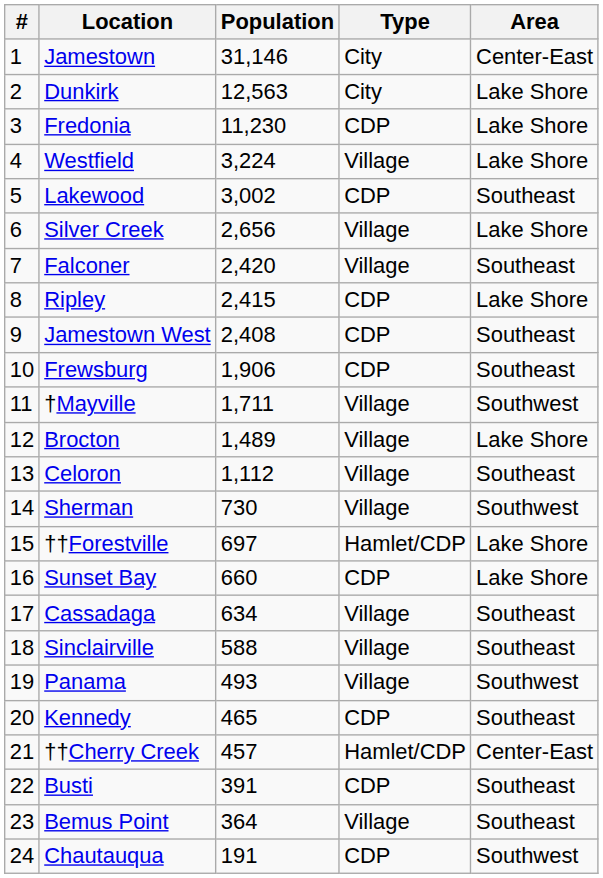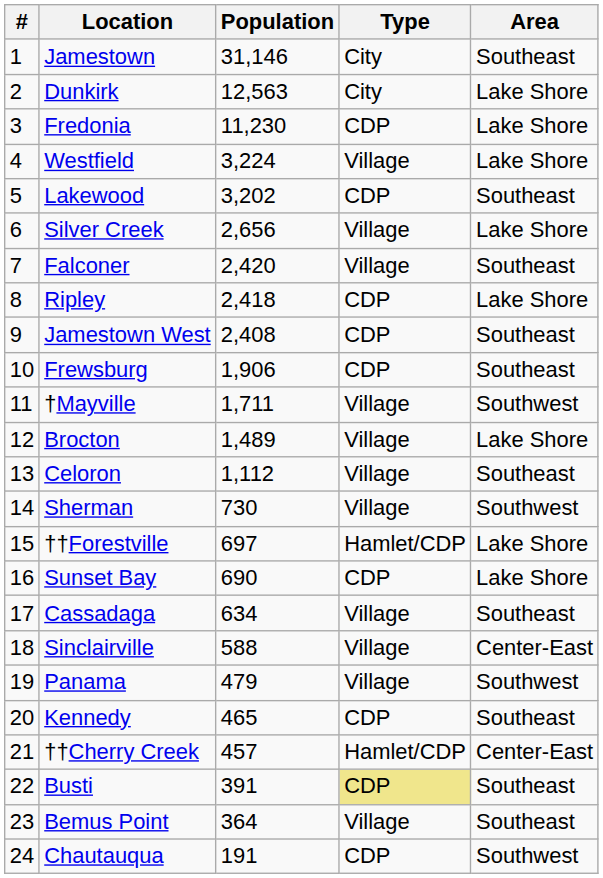(535, 56) Center-East -> (525, 56) Southeast
(248, 195) 3,002 -> (248, 195) 3,202
(248, 299) 2,415 -> (248, 299) 2,418
(239, 578) 660 -> (239, 578) 690
(525, 647) Southeast -> (535, 647) Center-East
(239, 682) 493 -> (239, 682) 479
(367, 786) no background -> (367, 786) khaki background
